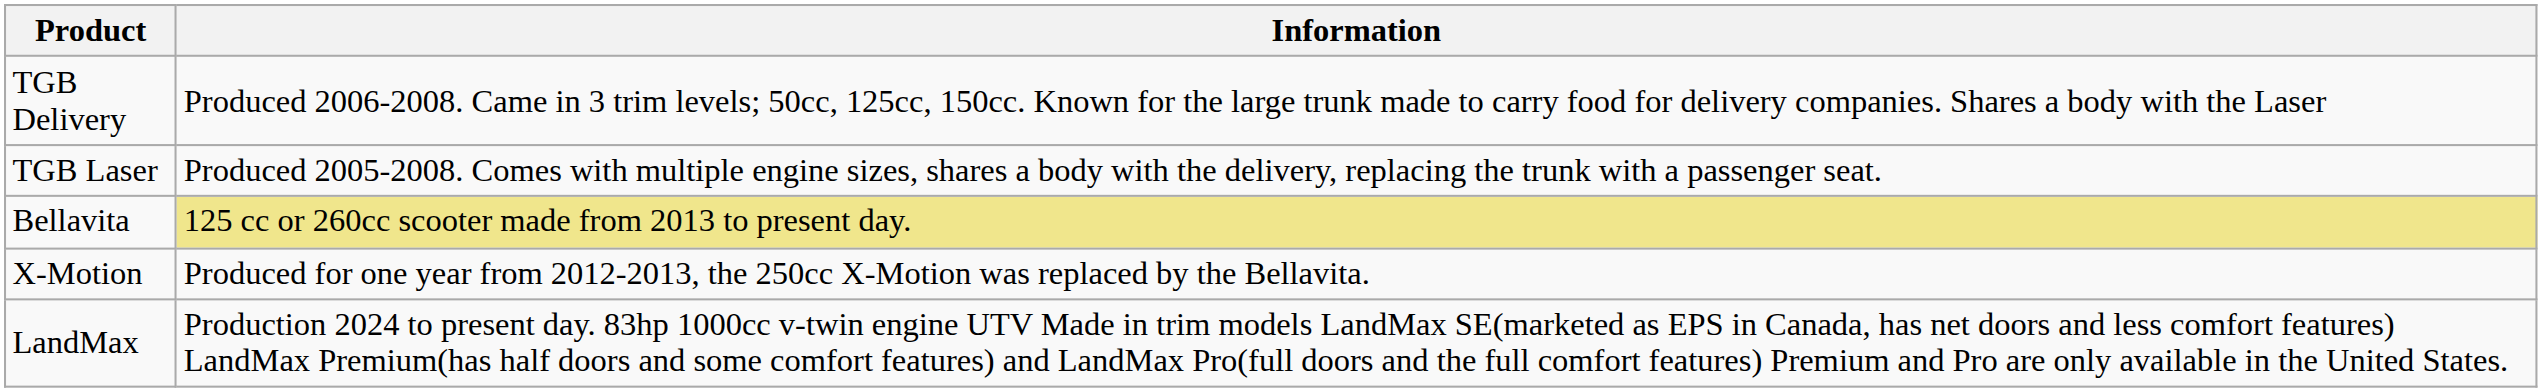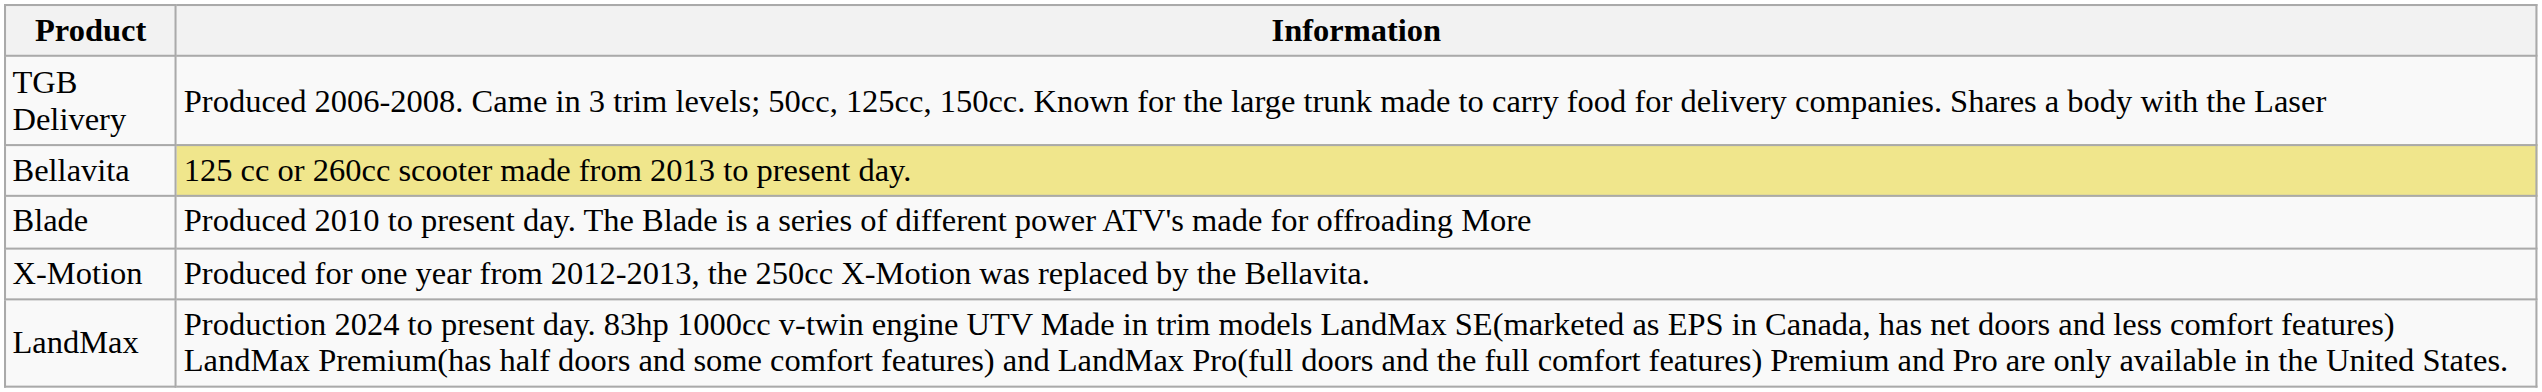- row: (85, 169)
+ row: (50, 221)
